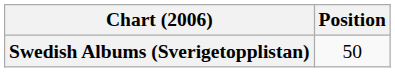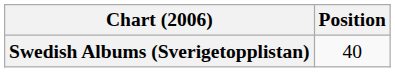(352, 50) 50 -> (352, 50) 40
